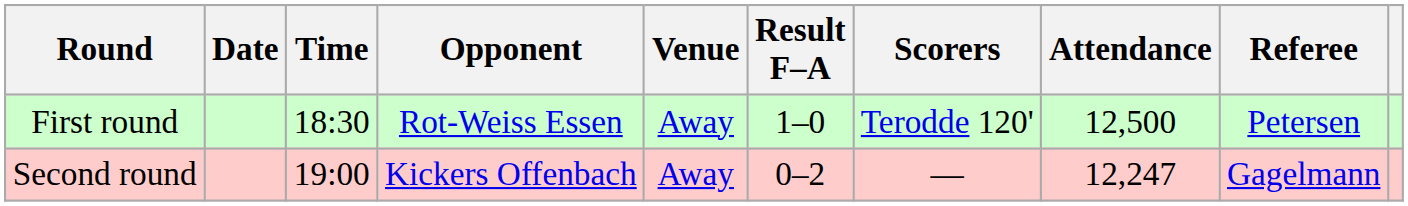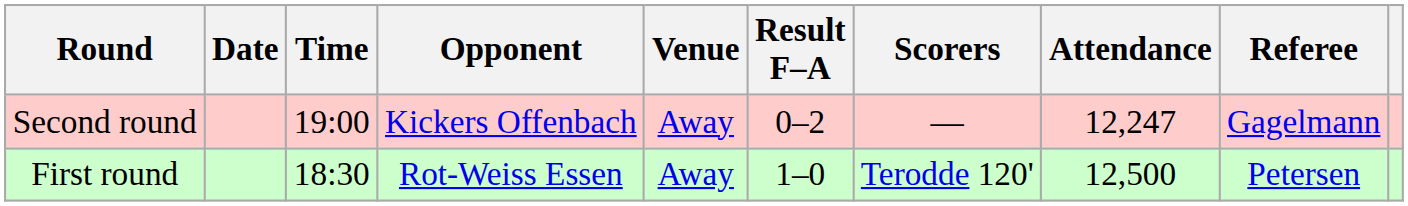rows swapped: (105, 121) <-> (105, 173)
